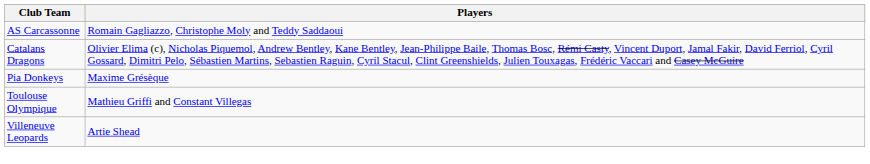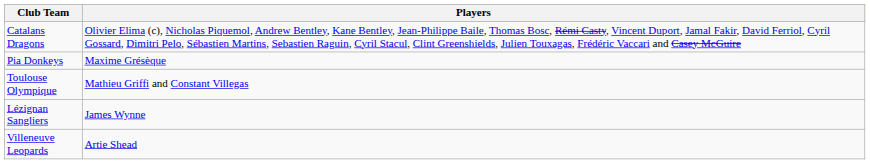- row: (43, 30)
+ row: (27, 114)
